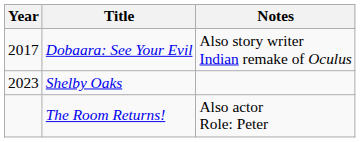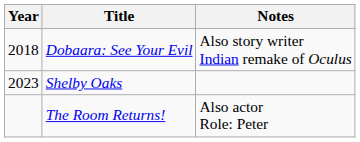(23, 49) 2017 -> (23, 49) 2018
